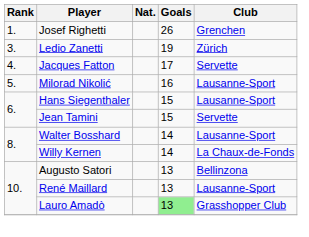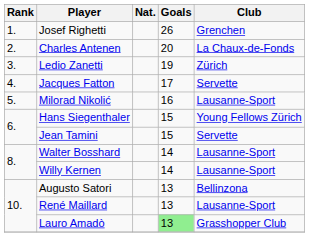+ row: (80, 48)
(236, 100) Lausanne-Sport -> (249, 118) Young Fellows Zürich
(245, 153) La Chaux-de-Fonds -> (236, 170) Lausanne-Sport
